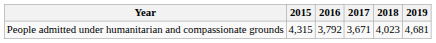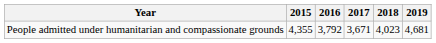(301, 30) 4,315 -> (301, 30) 4,355
